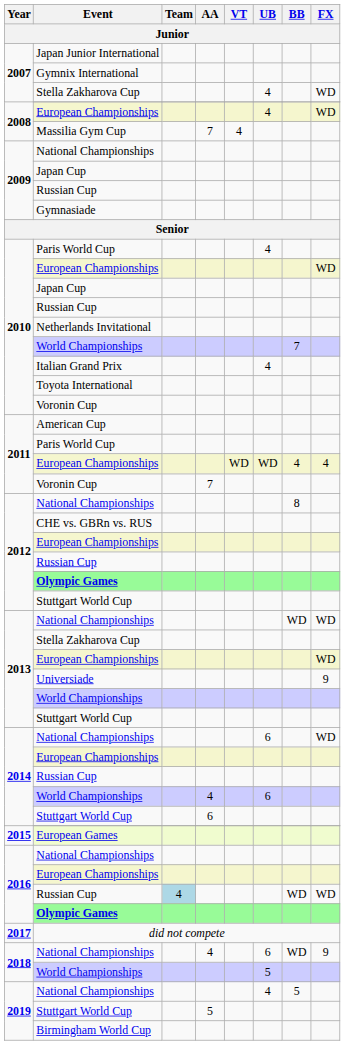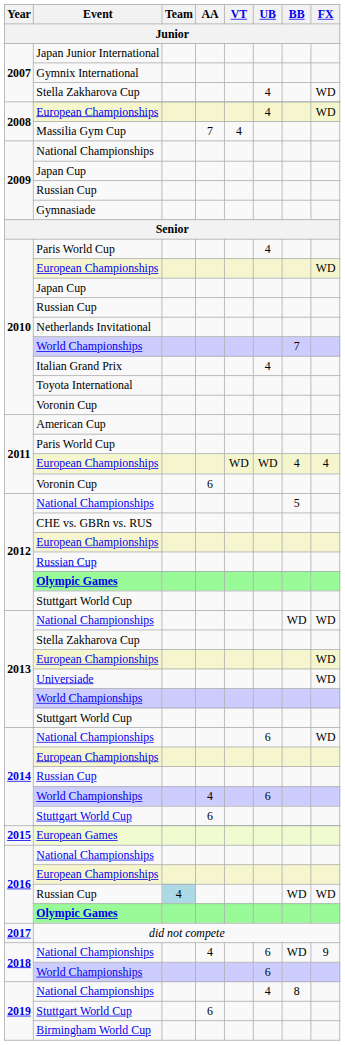(210, 483) 7 -> (210, 483) 6
(297, 503) 8 -> (297, 503) 5
(326, 679) 9 -> (326, 679) WD
(268, 972) 5 -> (268, 972) 6
(297, 991) 5 -> (297, 991) 8
(210, 1011) 5 -> (210, 1011) 6
